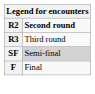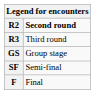+ row: (14, 53)
(43, 53) lightgrey background -> (43, 67) no background
